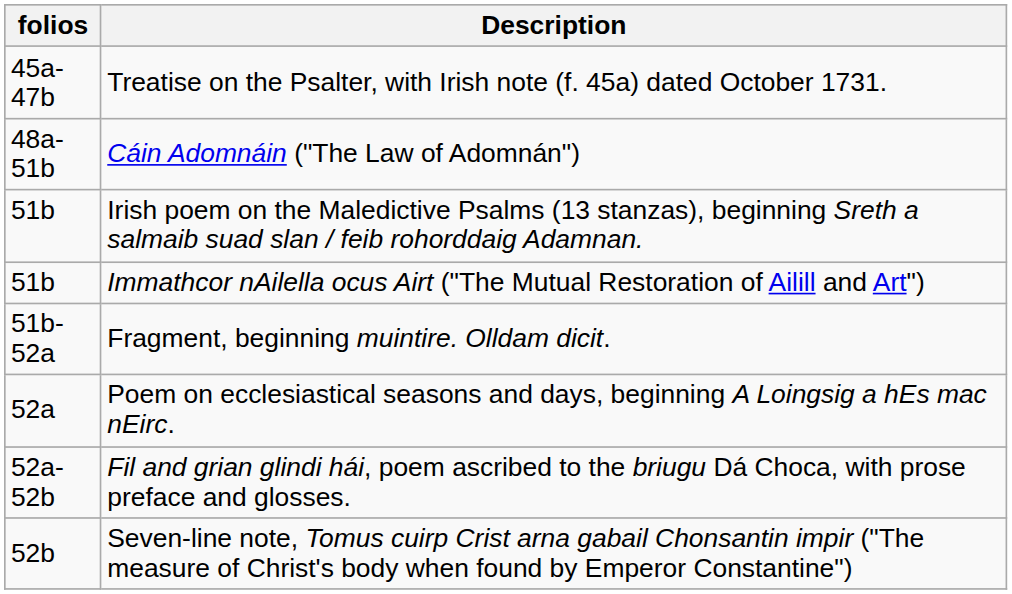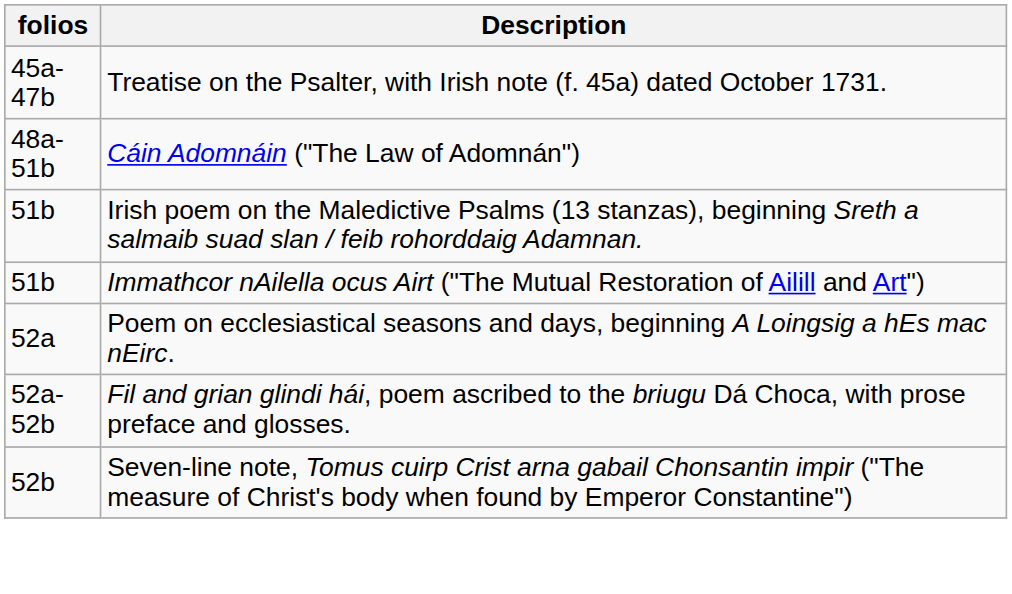- row: (359, 338)
